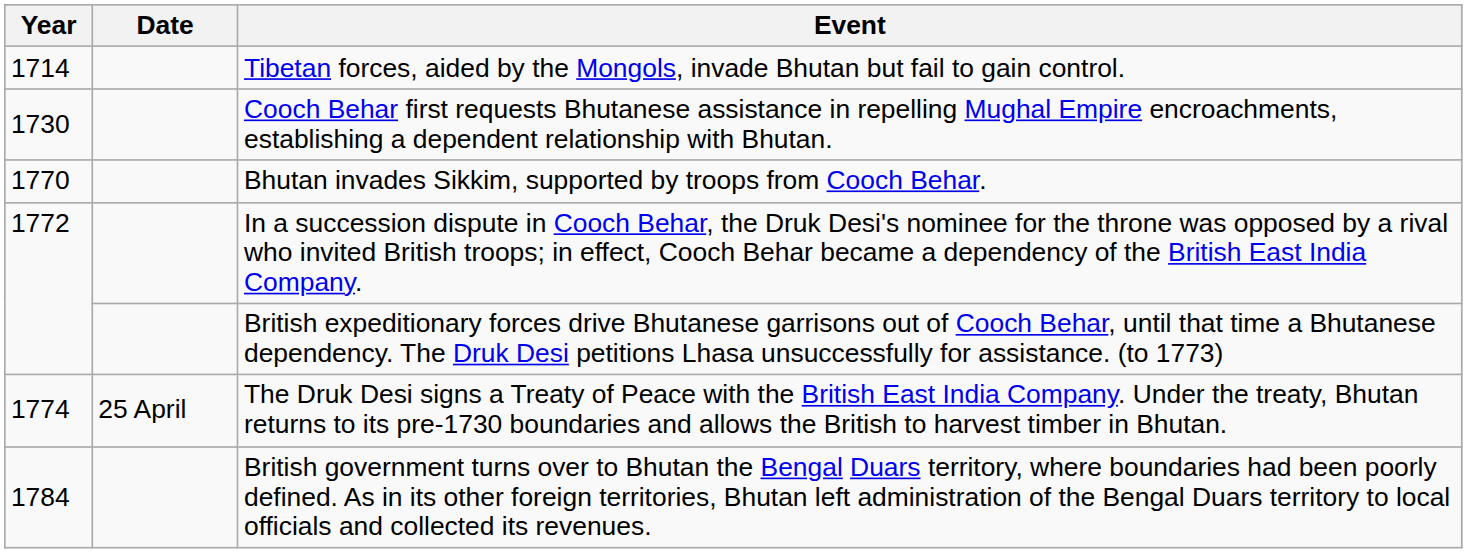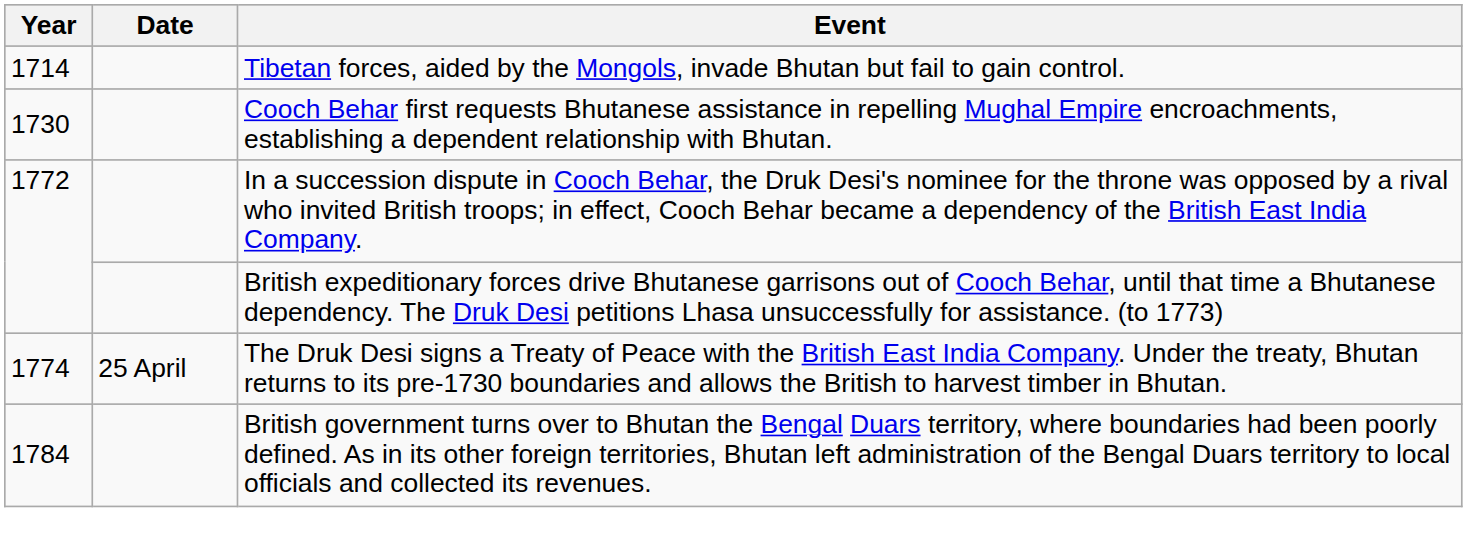- row: (615, 180)
